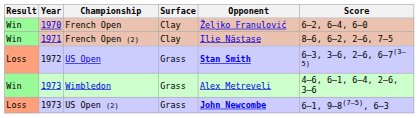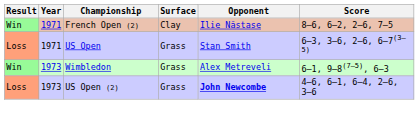- row: (93, 25)
(51, 60) 1972 -> (51, 46) 1971
(225, 60) bold -> (225, 46) normal
(350, 85) 4–6, 6–1, 6–4, 2–6, 3–6 -> (345, 68) 6–1, 9–8(7–5), 6–3
(345, 105) 6–1, 9–8(7–5), 6–3 -> (350, 87) 4–6, 6–1, 6–4, 2–6, 3–6
